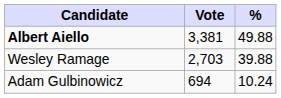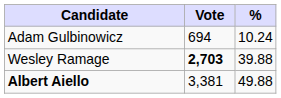rows swapped: (48, 37) <-> (65, 81)
(205, 59) normal -> (205, 59) bold
